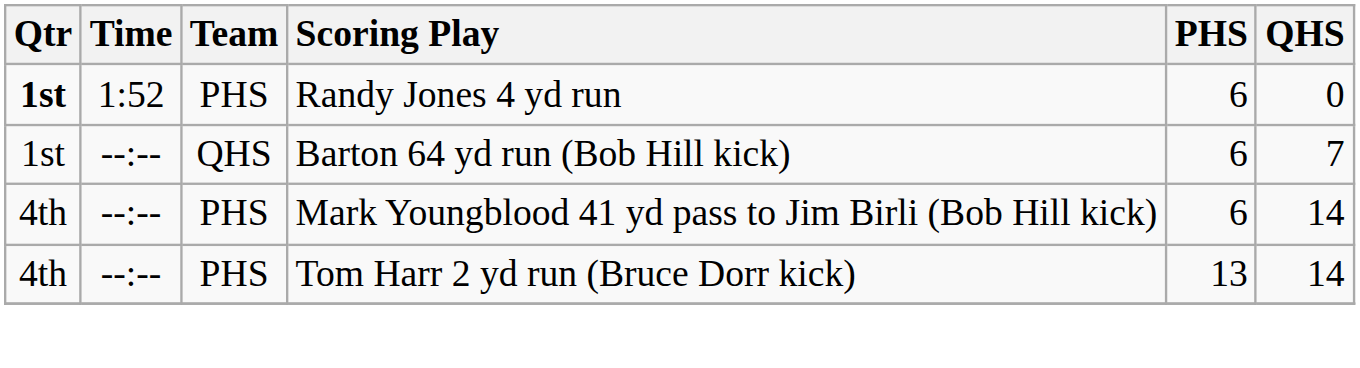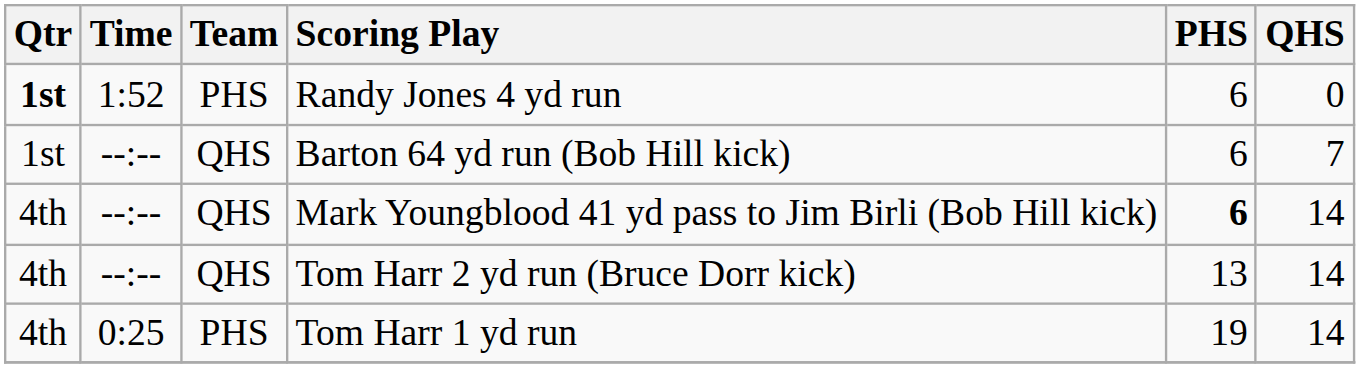(234, 213) PHS -> (234, 213) QHS
(1238, 213) normal -> (1238, 213) bold
(234, 272) PHS -> (234, 272) QHS
+ row: (436, 332)
